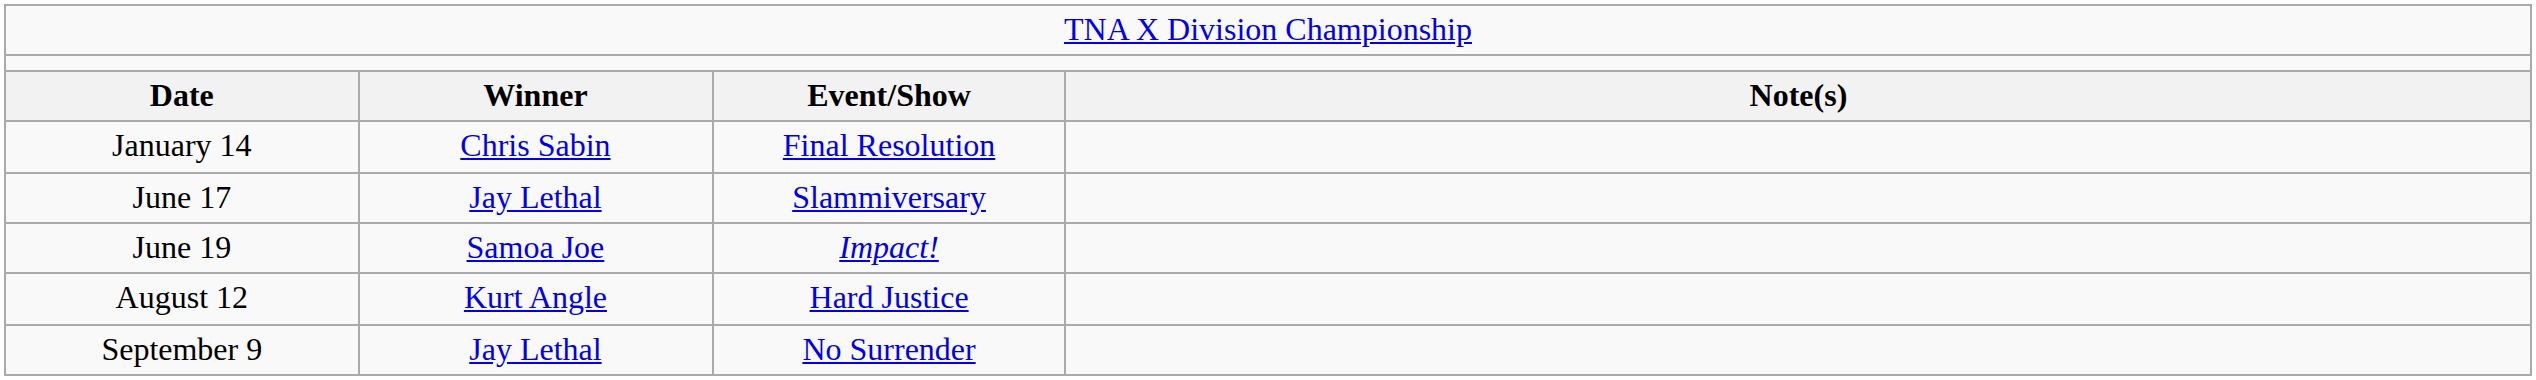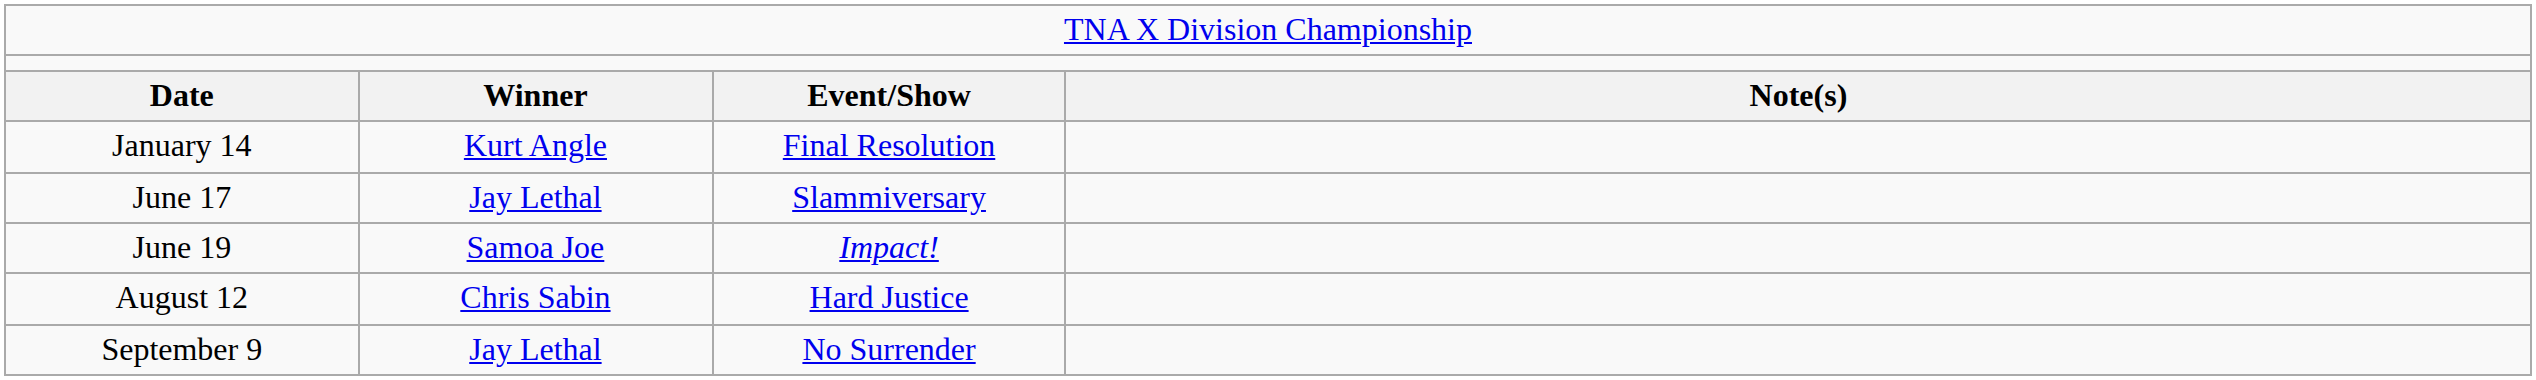(535, 146) Chris Sabin -> (535, 146) Kurt Angle
(535, 298) Kurt Angle -> (535, 298) Chris Sabin
